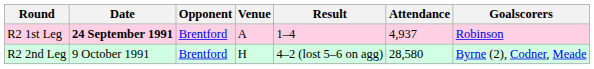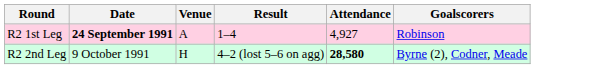- column: (205, 14)
(403, 34) 4,937 -> (344, 34) 4,927
(406, 53) normal -> (347, 53) bold
